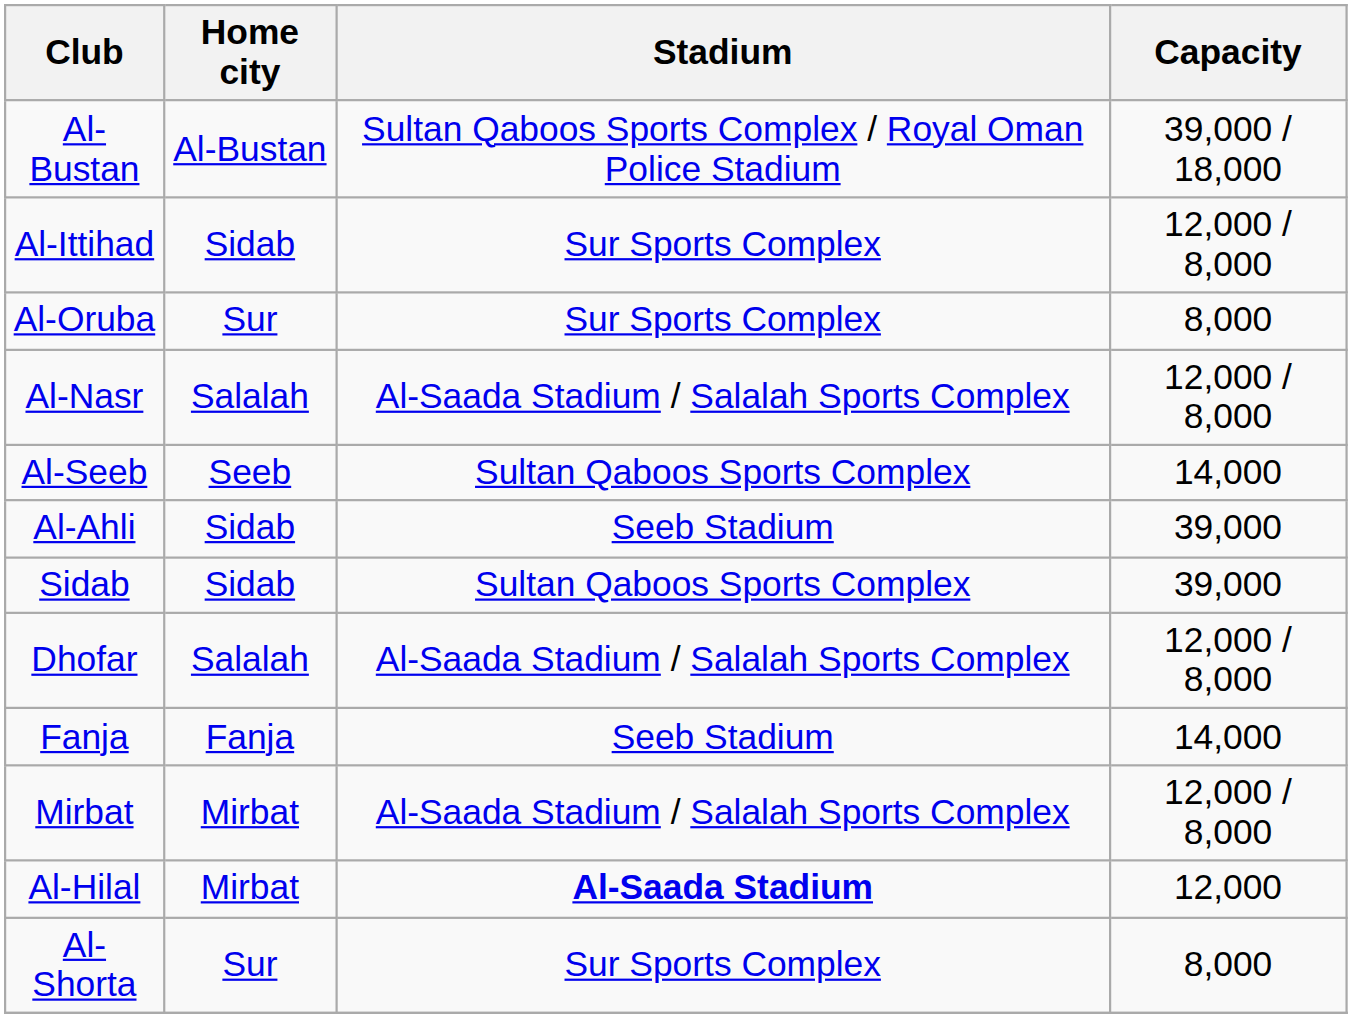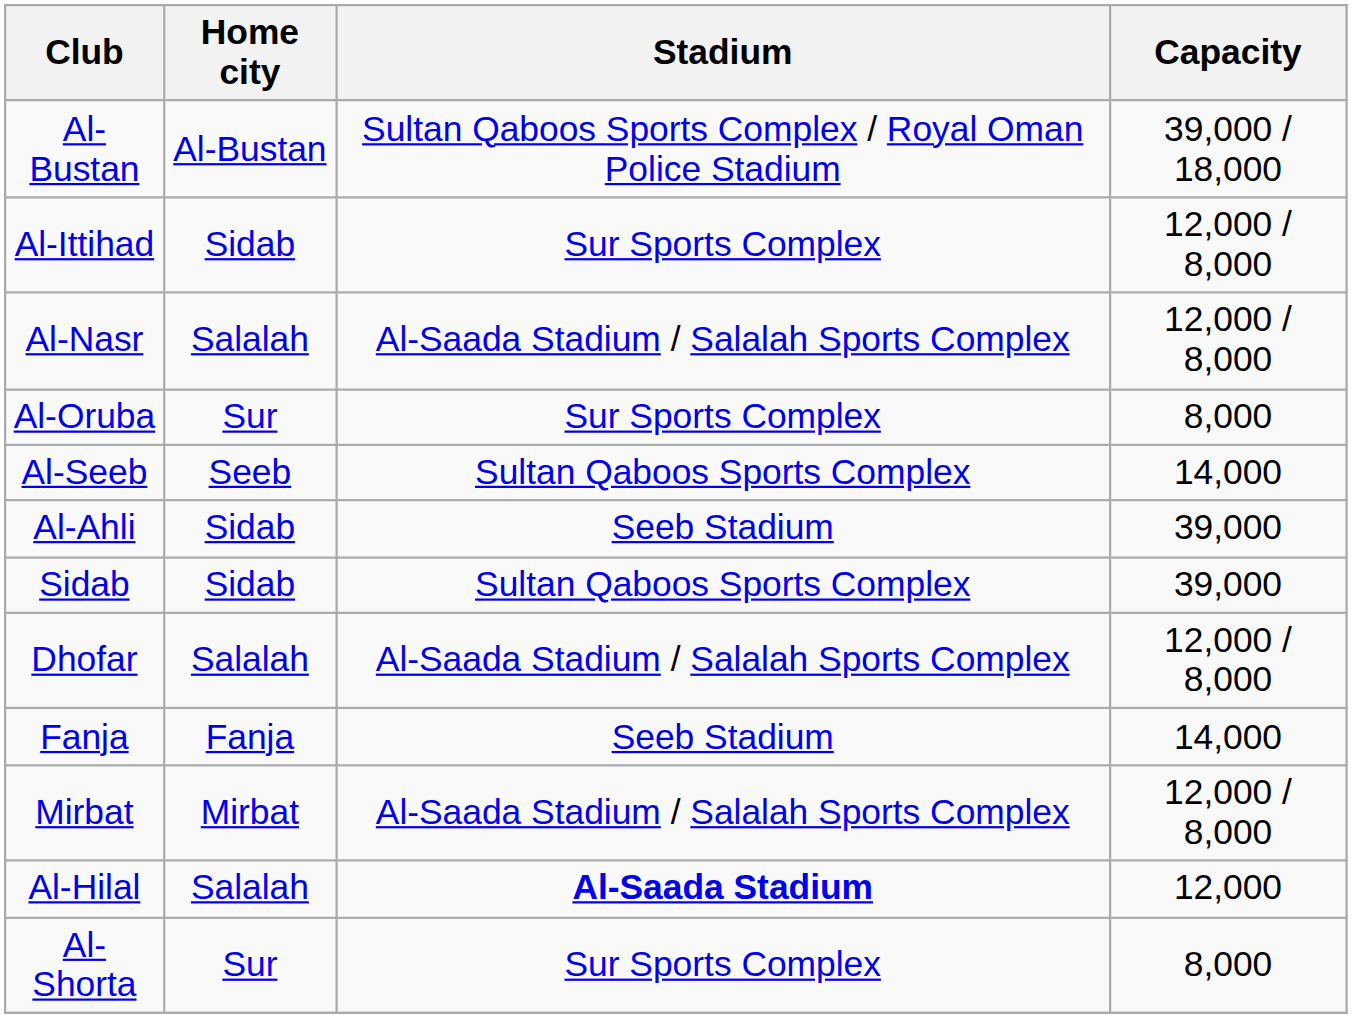rows swapped: (84, 396) <-> (84, 320)
(250, 888) Mirbat -> (250, 888) Salalah
